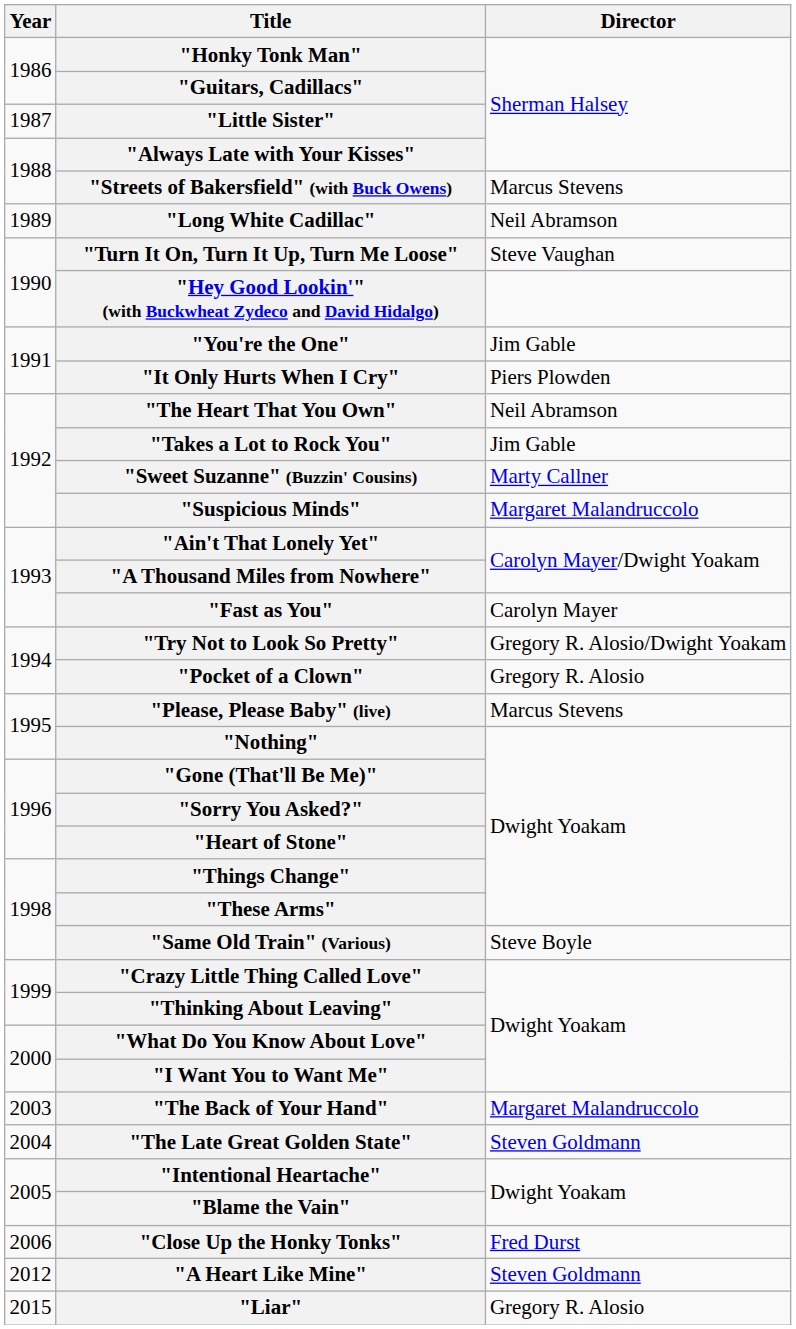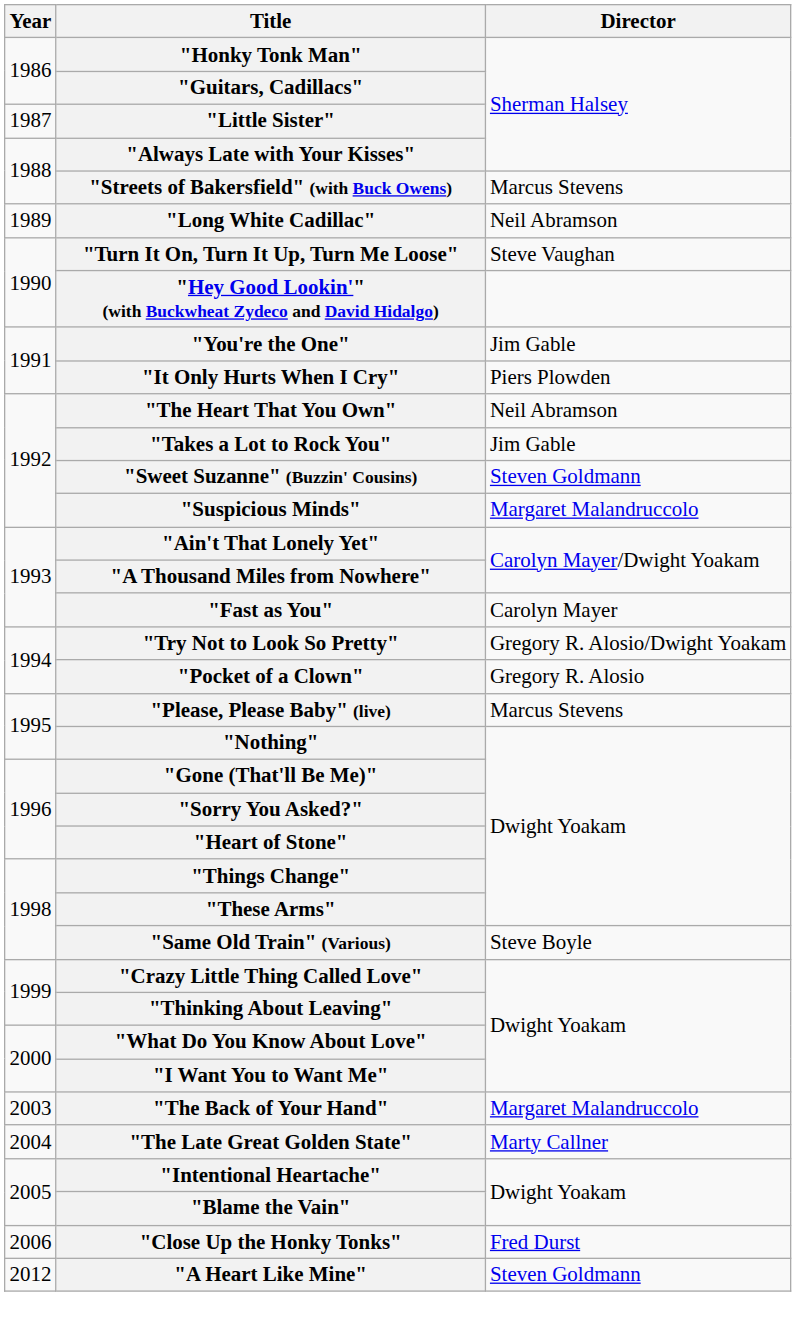(549, 476) Marty Callner -> (565, 476) Steven Goldmann
(565, 1141) Steven Goldmann -> (549, 1141) Marty Callner
- row: (271, 1307)
